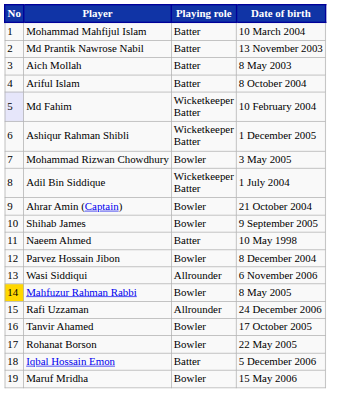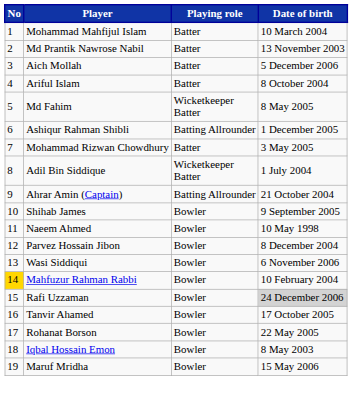(265, 66) 8 May 2003 -> (299, 66) 5 December 2006
(10, 106) lavender background -> (10, 106) no background
(277, 106) 10 February 2004 -> (287, 106) 8 May 2005
(204, 136) Wicketkeeper Batter -> (215, 130) Batting Allrounder
(190, 159) Bowler -> (187, 147) Batter
(190, 206) Bowler -> (215, 194) Batting Allrounder
(187, 241) Batter -> (190, 228) Bowler
(198, 275) Allrounder -> (190, 263) Bowler
(265, 292) 8 May 2005 -> (299, 280) 10 February 2004
(198, 310) Allrounder -> (190, 297) Bowler
(280, 310) no background -> (302, 297) lightgrey background
(187, 361) Batter -> (190, 349) Bowler
(277, 361) 5 December 2006 -> (287, 349) 8 May 2003
